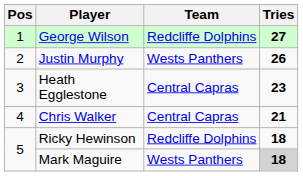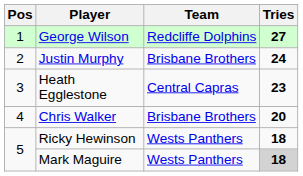(195, 58) Wests Panthers -> (201, 58) Brisbane Brothers
(279, 58) 26 -> (279, 58) 24
(193, 116) Central Capras -> (201, 116) Brisbane Brothers
(279, 116) 21 -> (279, 116) 20
(202, 138) Redcliffe Dolphins -> (195, 138) Wests Panthers
